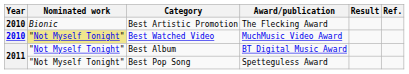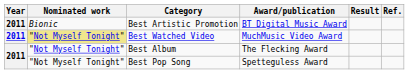(16, 24) 2010 -> (16, 24) 2011
(285, 24) The Flecking Award -> (294, 24) BT Digital Music Award
(16, 37) 2010 -> (16, 37) 2011
(294, 50) BT Digital Music Award -> (285, 50) The Flecking Award
